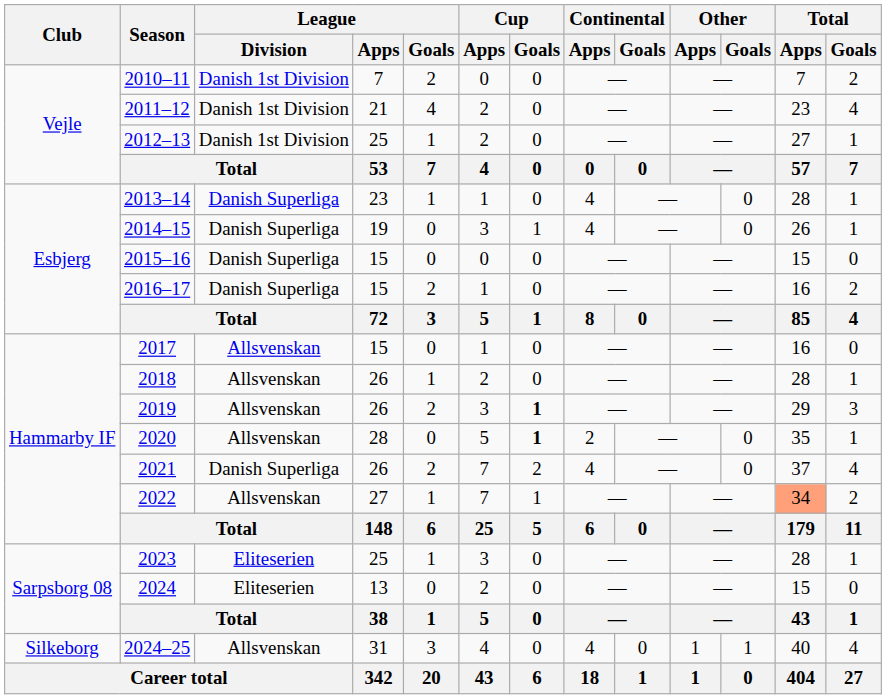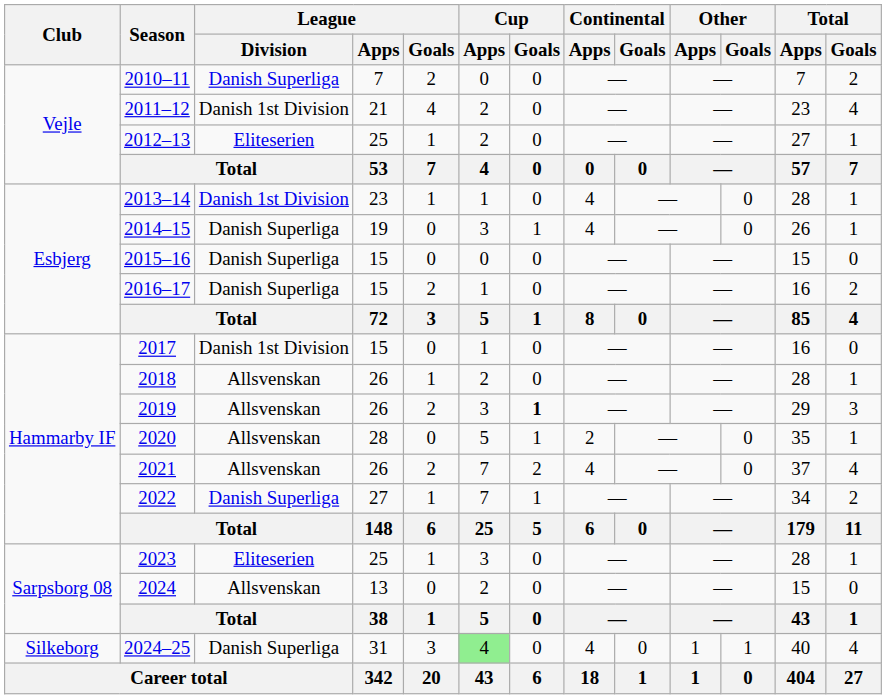(274, 79) Danish 1st Division -> (274, 79) Danish Superliga
(274, 139) Danish 1st Division -> (274, 139) Eliteserien
(274, 199) Danish Superliga -> (274, 199) Danish 1st Division
(274, 348) Allsvenskan -> (274, 348) Danish 1st Division
(537, 438) bold -> (537, 438) normal
(274, 468) Danish Superliga -> (274, 468) Allsvenskan
(274, 498) Allsvenskan -> (274, 498) Danish Superliga
(801, 498) lightsalmon background -> (801, 498) no background
(274, 588) Eliteserien -> (274, 588) Allsvenskan
(274, 648) Allsvenskan -> (274, 648) Danish Superliga
(484, 648) no background -> (484, 648) lightgreen background
